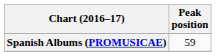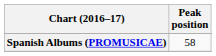(190, 42) 59 -> (190, 42) 58
